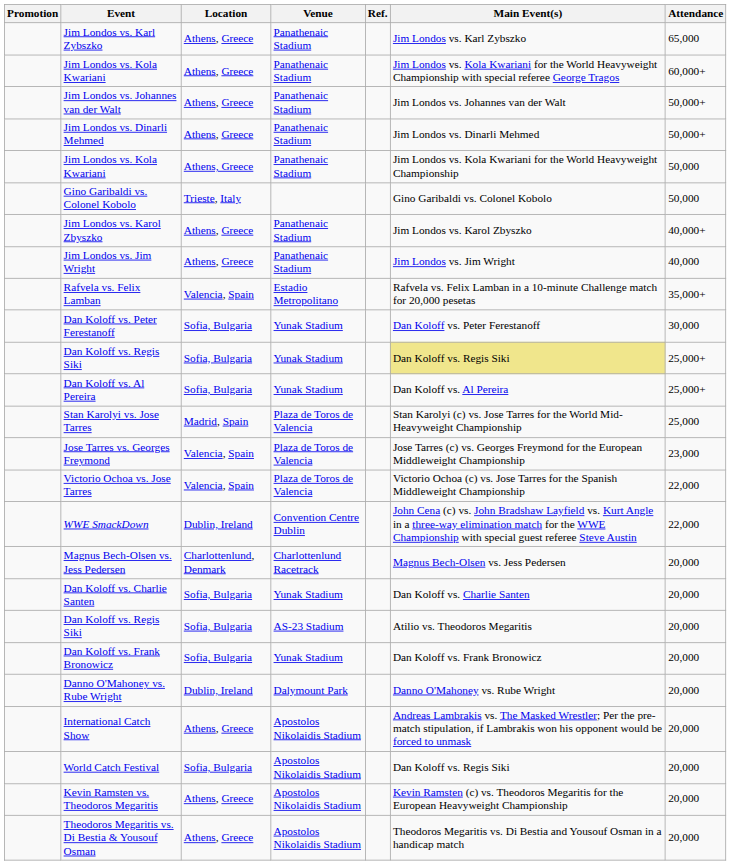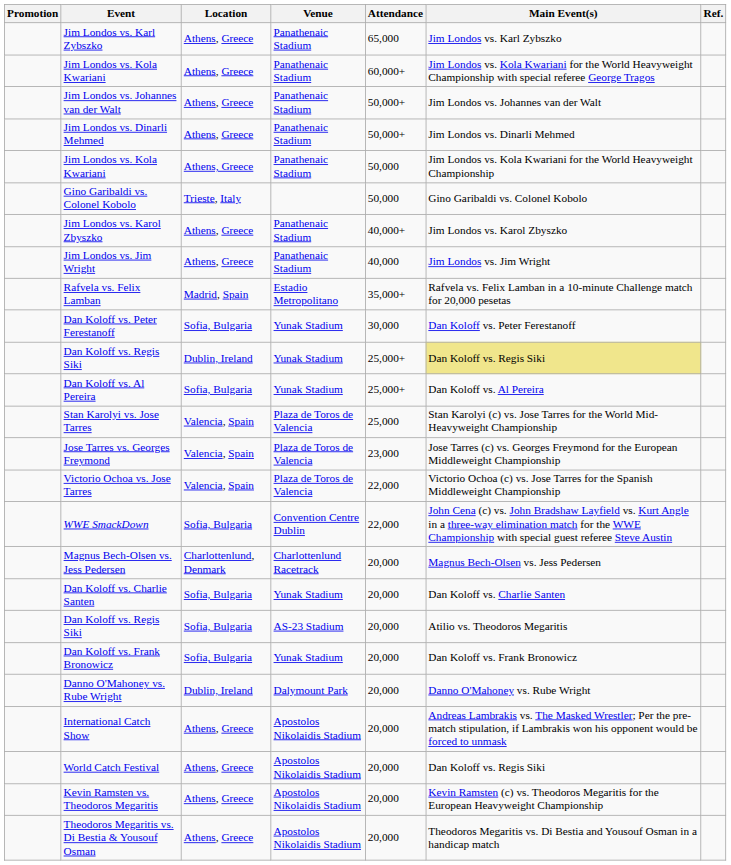columns swapped: (696, 13) <-> (378, 13)
(219, 293) Valencia, Spain -> (216, 293) Madrid, Spain
(218, 357) Sofia, Bulgaria -> (218, 357) Dublin, Ireland
(216, 421) Madrid, Spain -> (219, 421) Valencia, Spain
(218, 523) Dublin, Ireland -> (218, 523) Sofia, Bulgaria
(218, 767) Sofia, Bulgaria -> (219, 767) Athens, Greece
